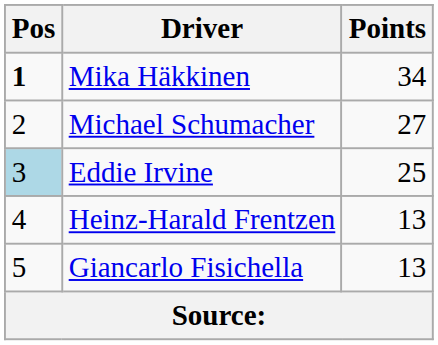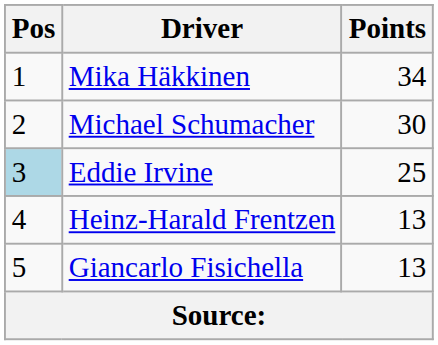(19, 76) bold -> (19, 76) normal
(412, 124) 27 -> (412, 124) 30
